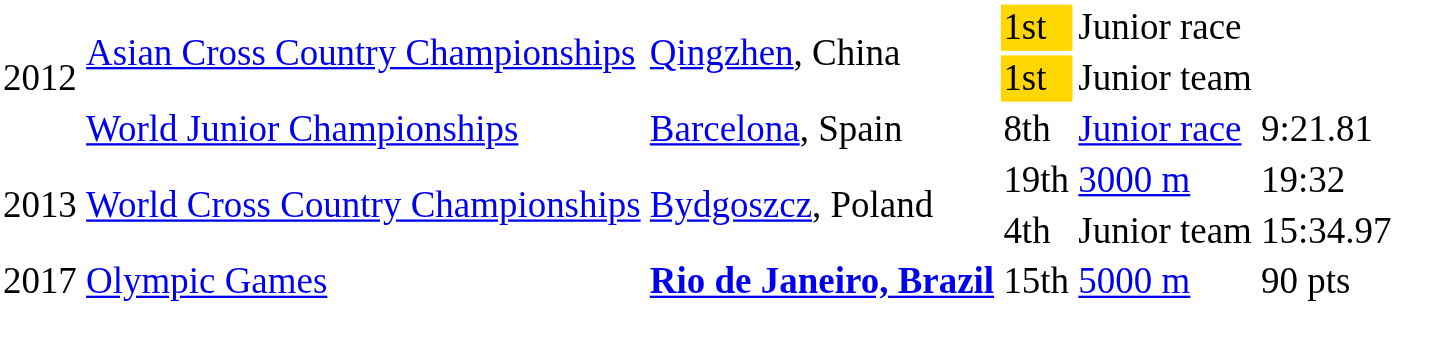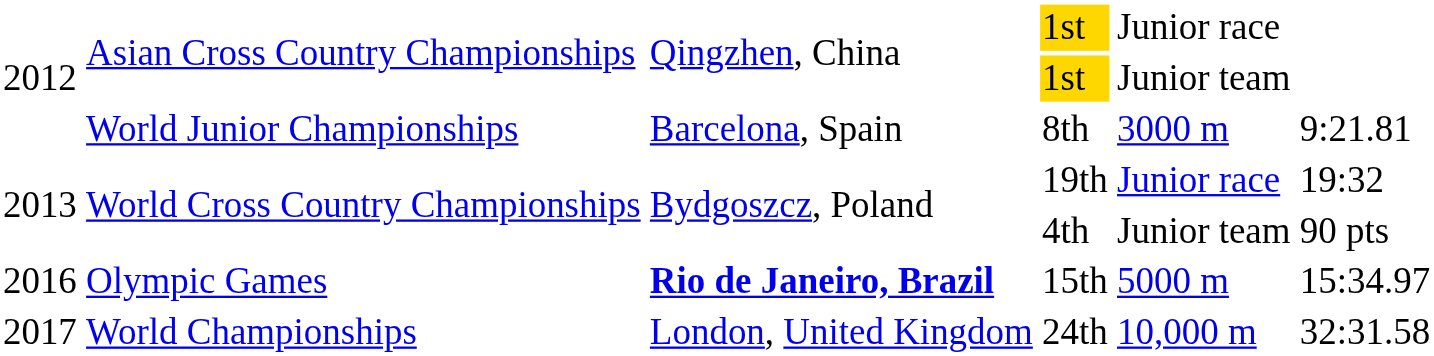(1160, 128) Junior race -> (1173, 128) 3000 m
(1134, 179) 3000 m -> (1199, 179) Junior race
(1326, 230) 15:34.97 -> (1344, 230) 90 pts
(40, 281) 2017 -> (40, 281) 2016
(1306, 281) 90 pts -> (1365, 281) 15:34.97
+ row: (251, 331)
